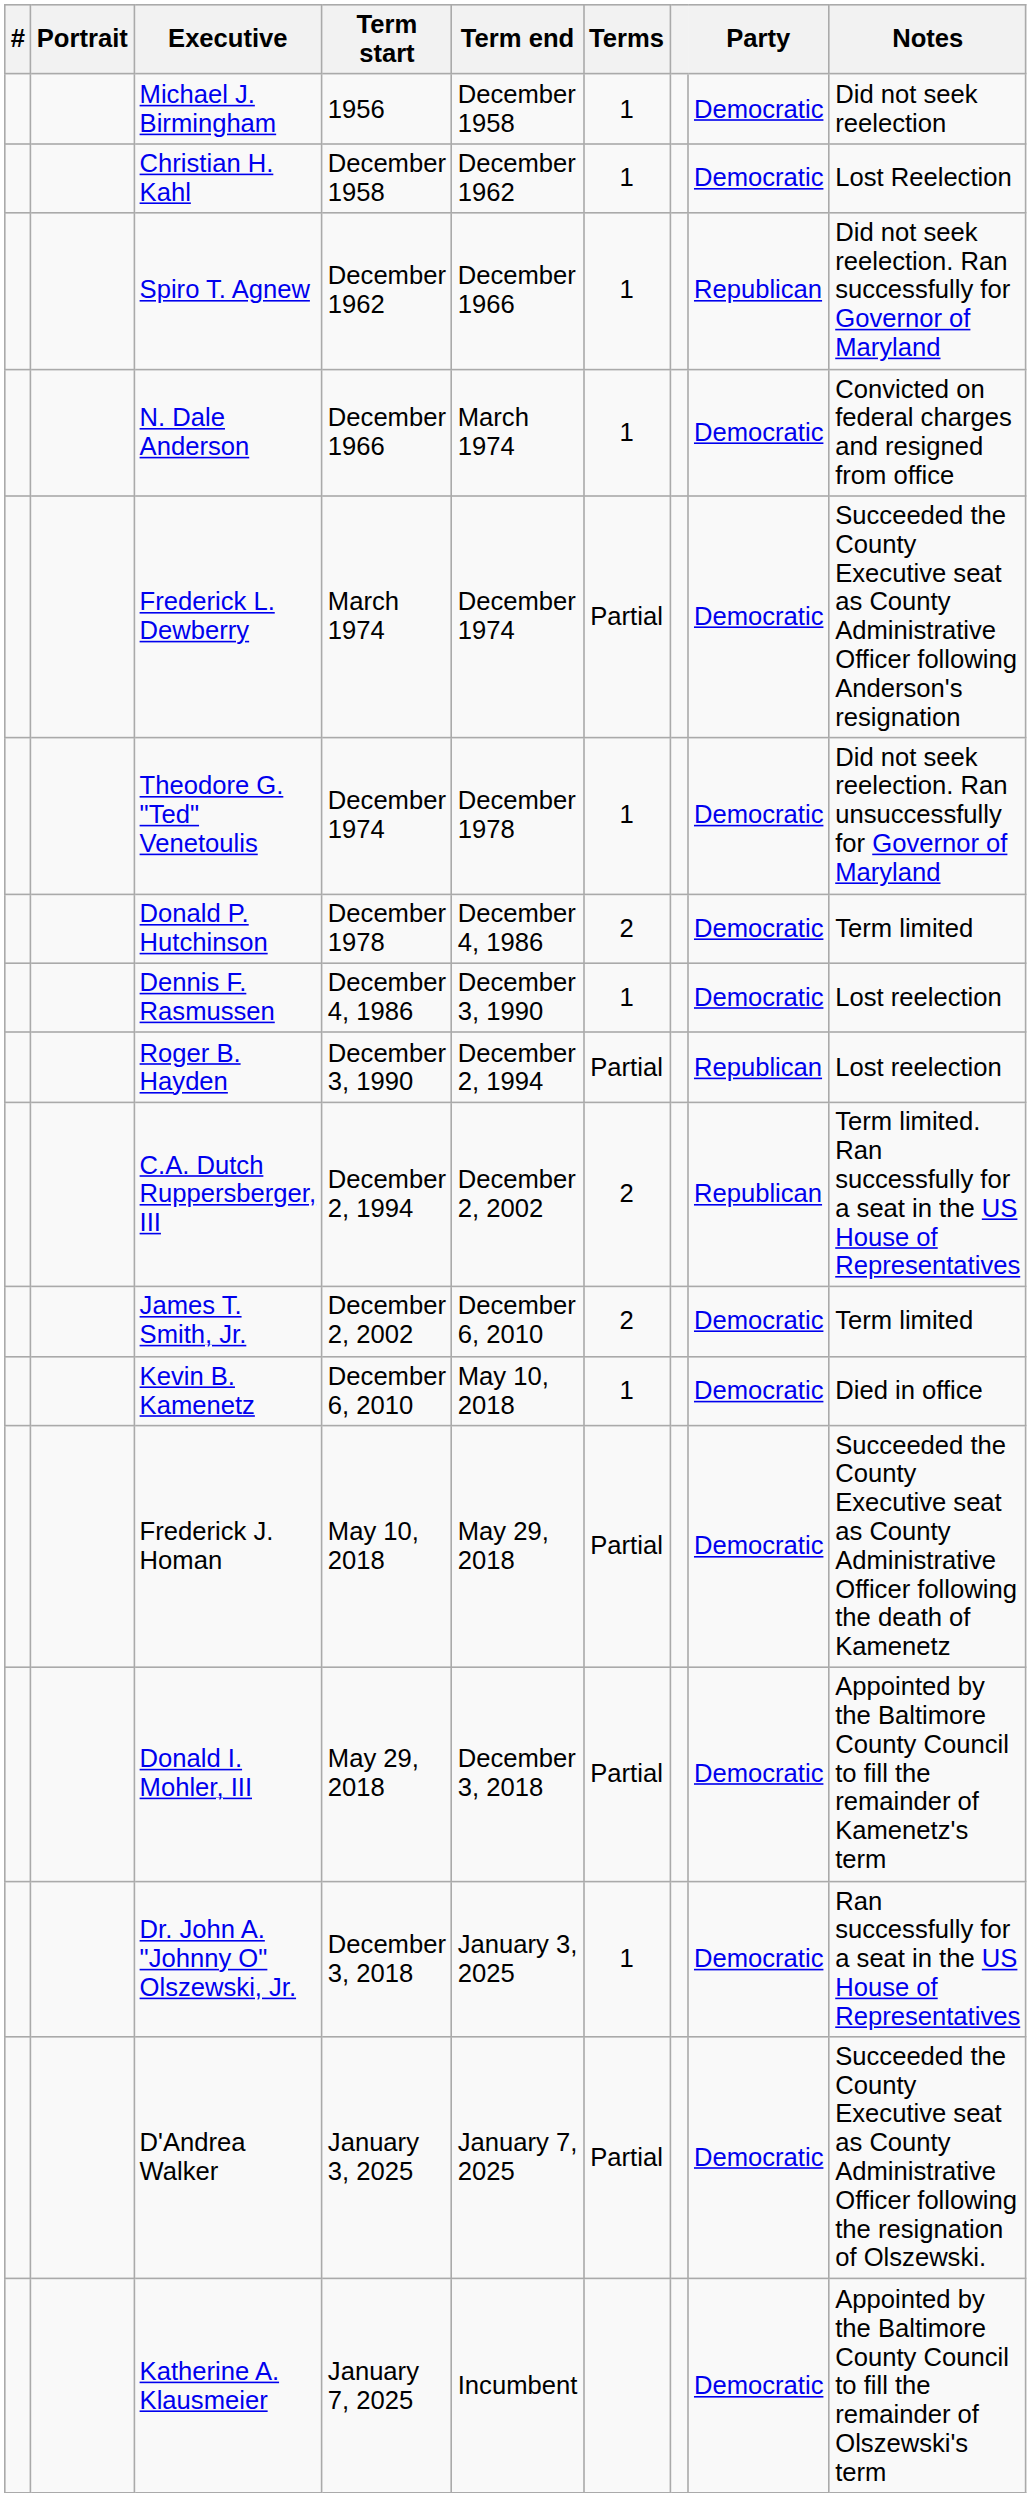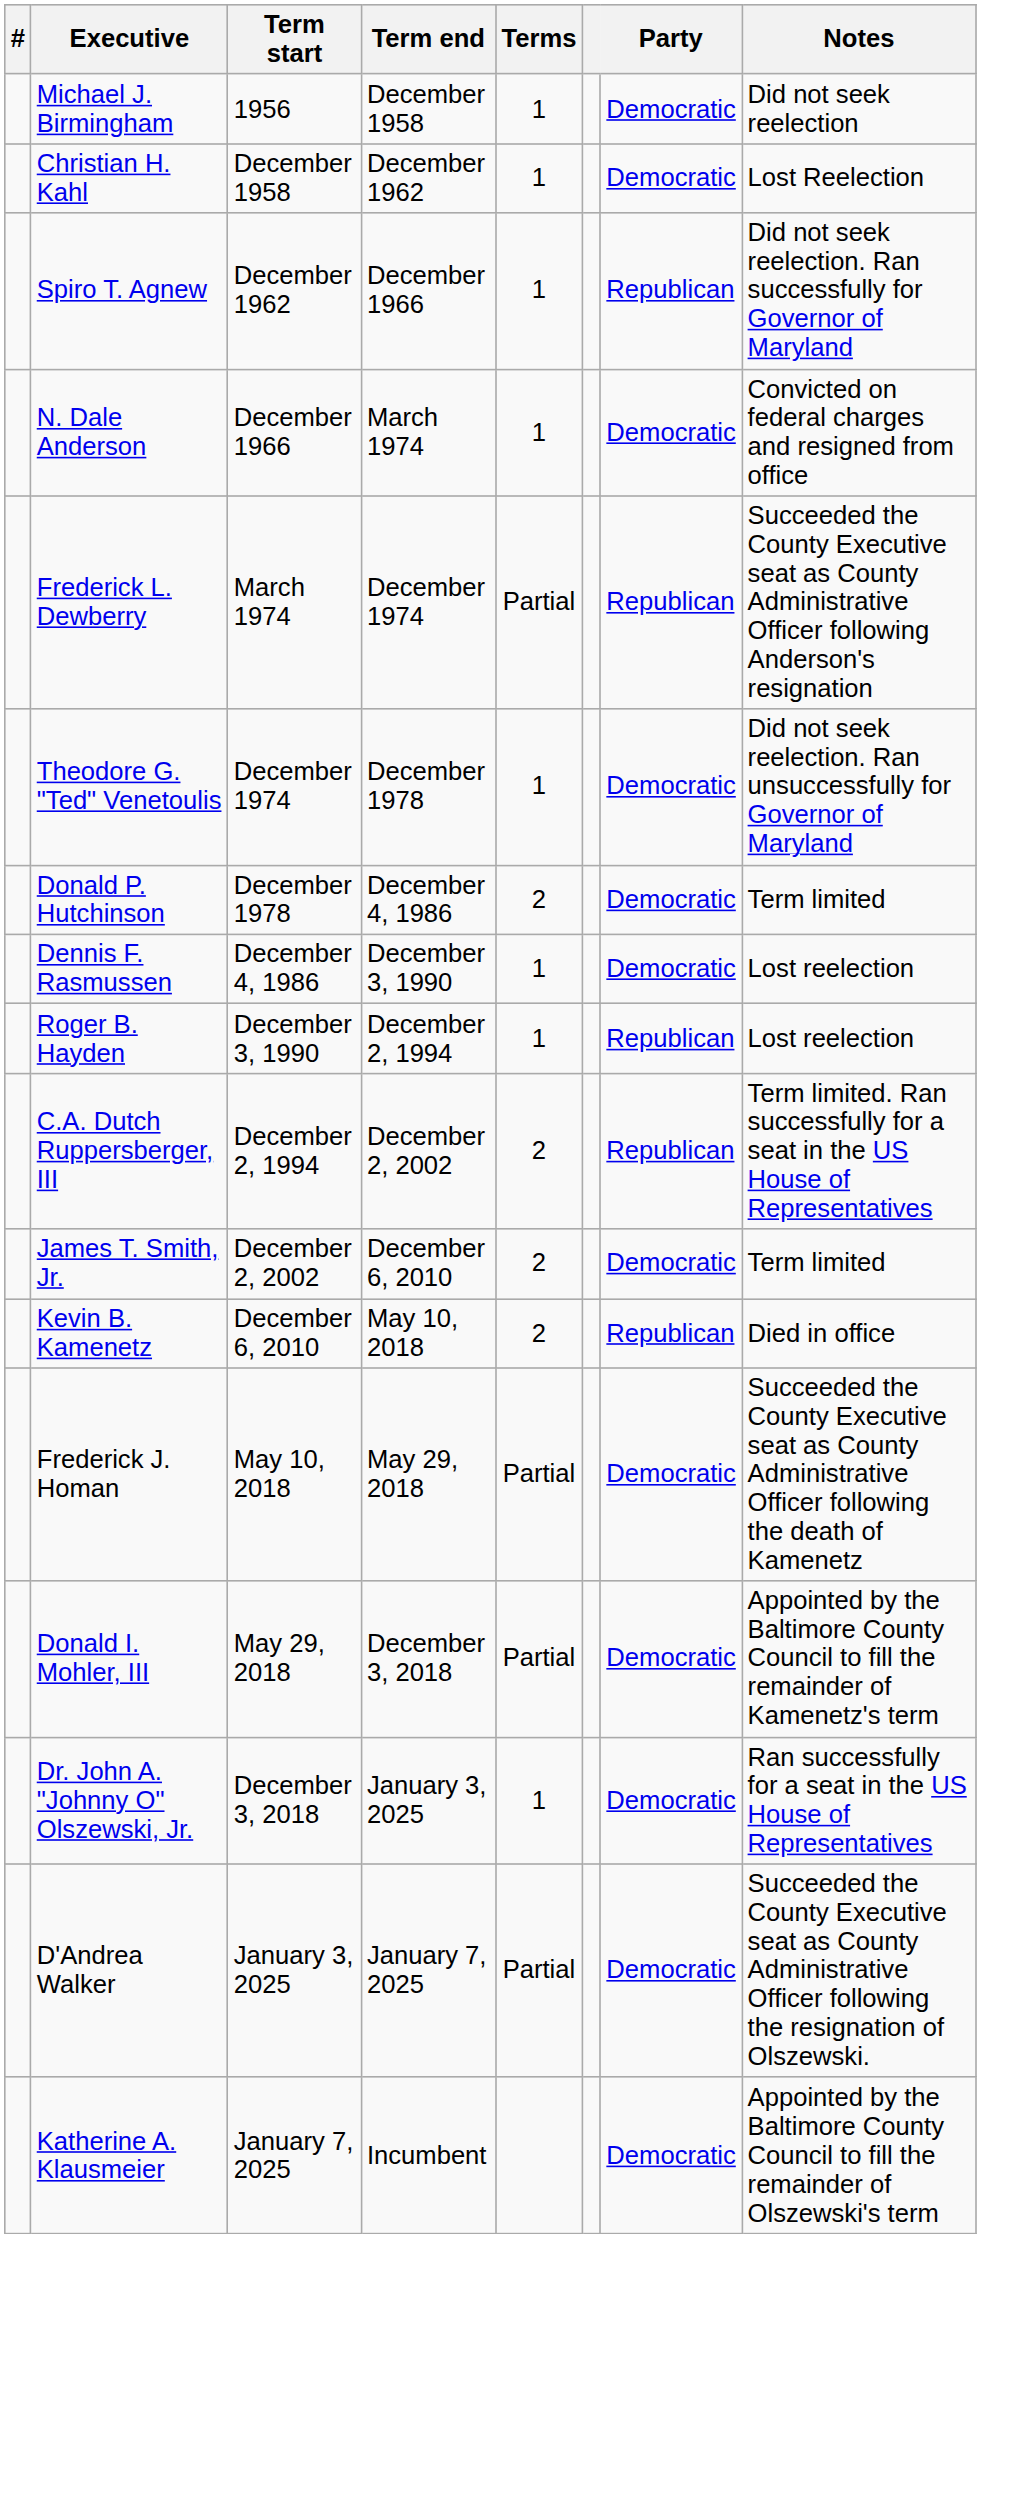- column: (82, 39)
(759, 616) Democratic -> (670, 602) Republican
(627, 1066) Partial -> (539, 1038) 1
(627, 1390) 1 -> (539, 1332) 2
(759, 1390) Democratic -> (670, 1332) Republican
